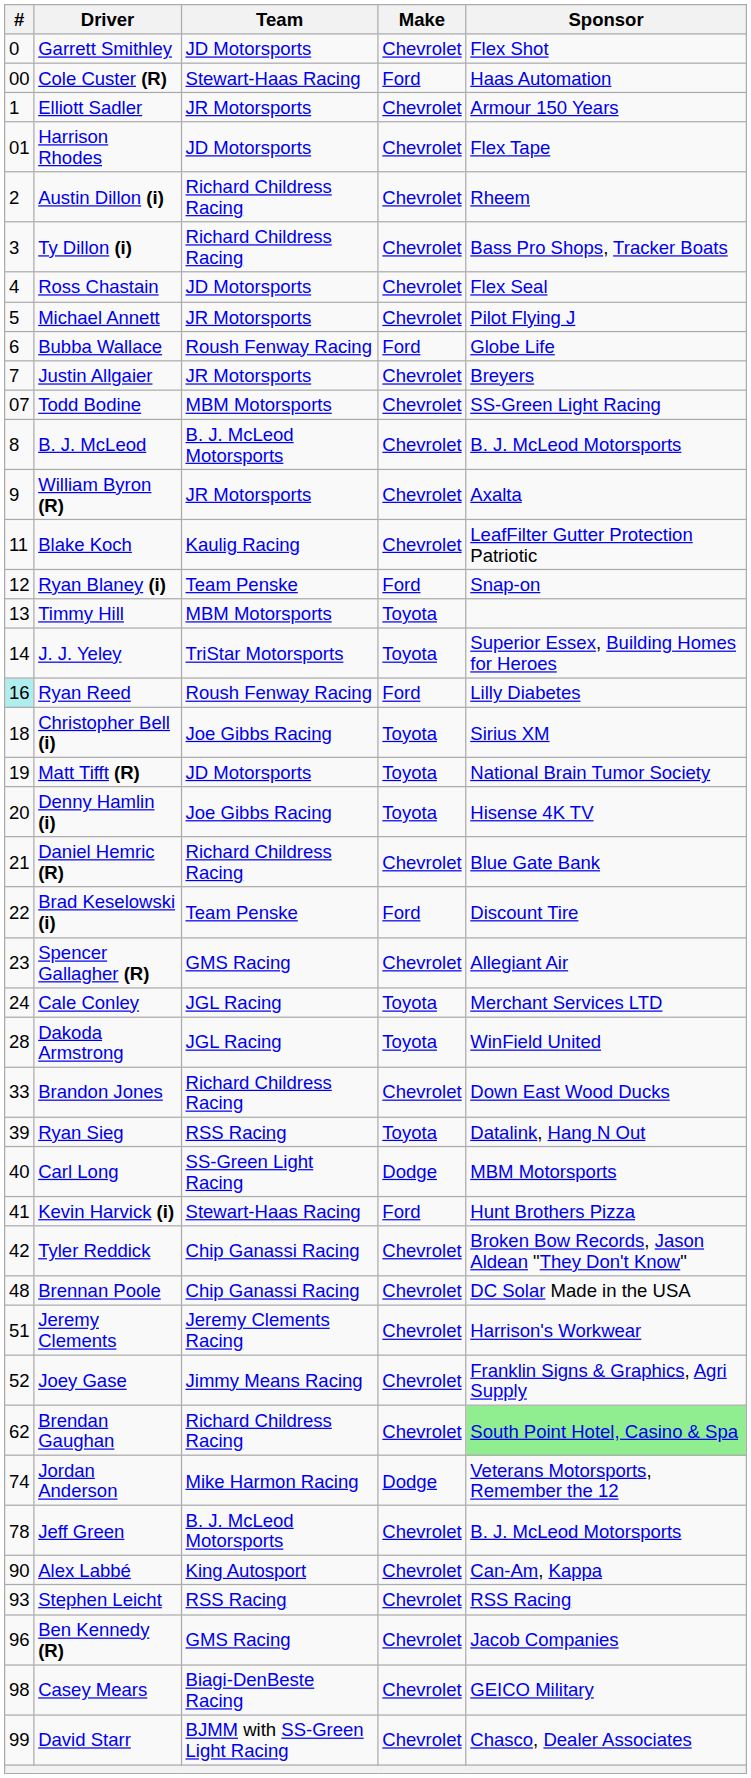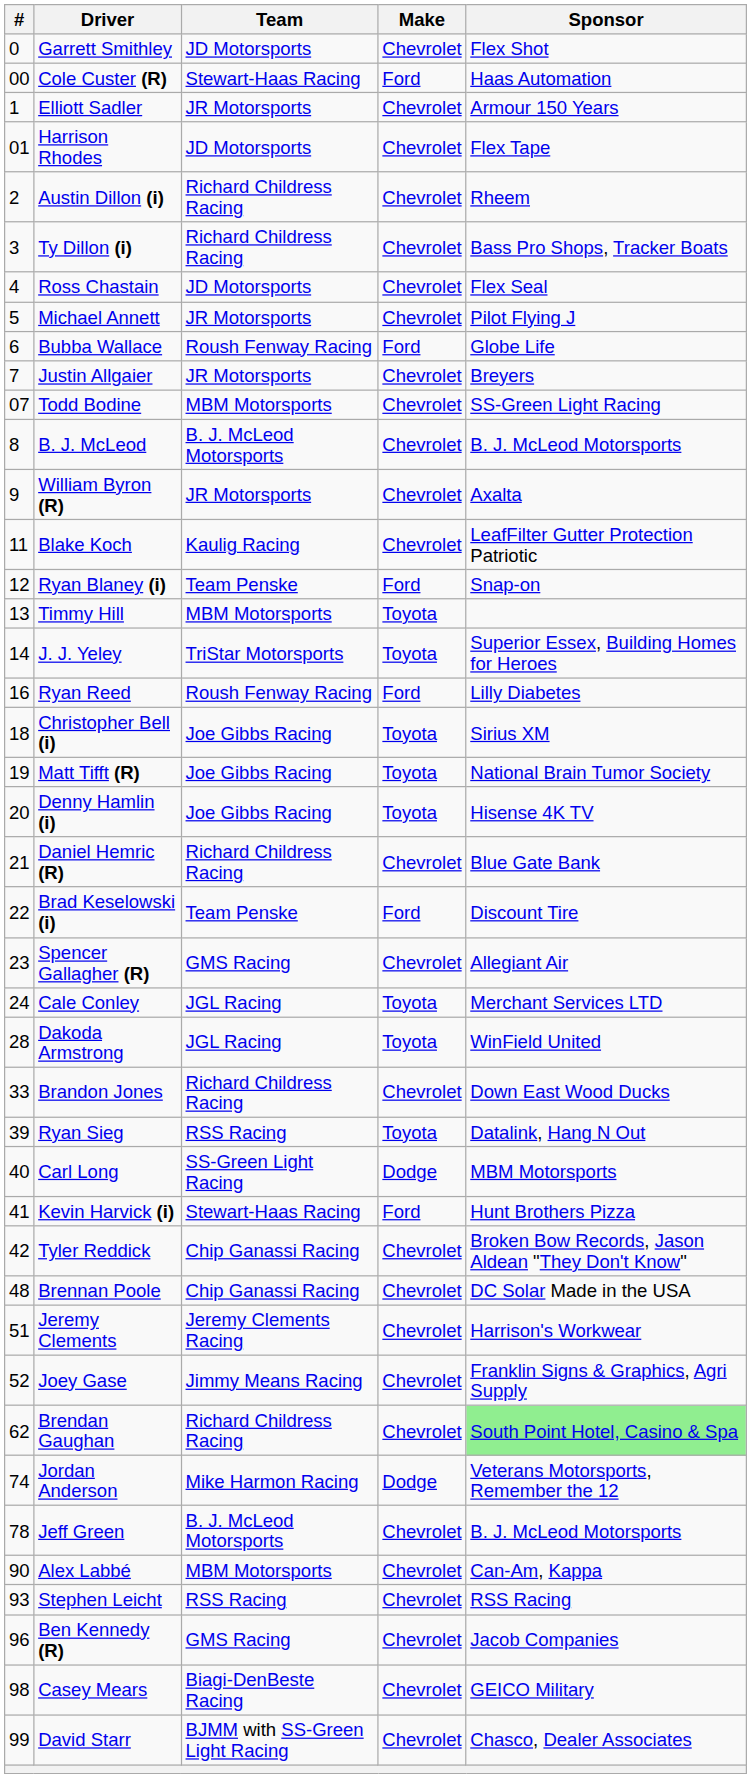(19, 693) paleturquoise background -> (19, 693) no background
(248, 773) JD Motorsports -> (259, 773) Joe Gibbs Racing
(246, 1571) King Autosport -> (259, 1571) MBM Motorsports
